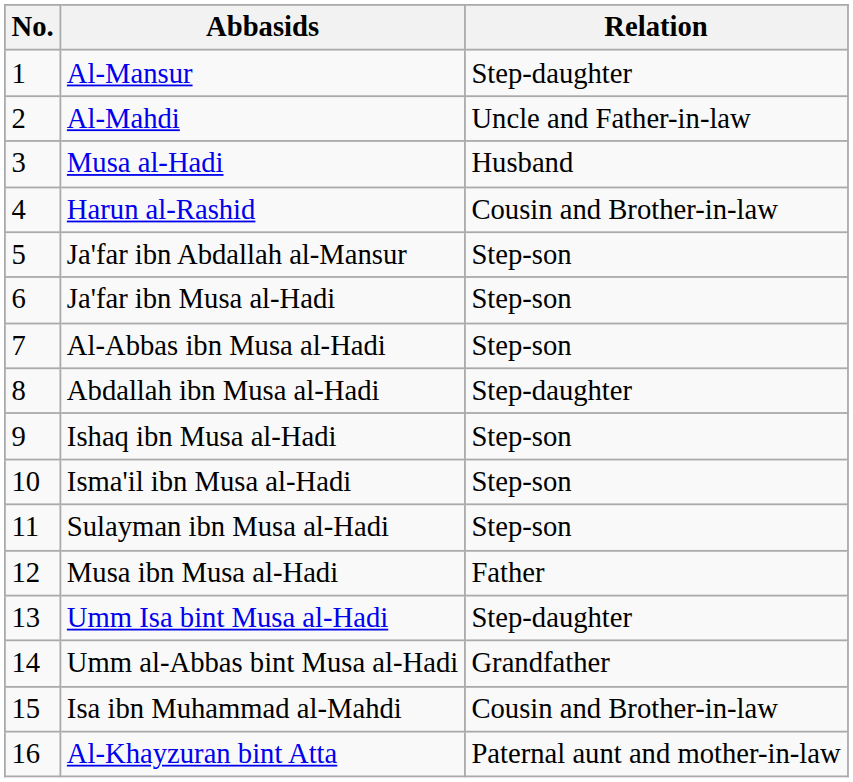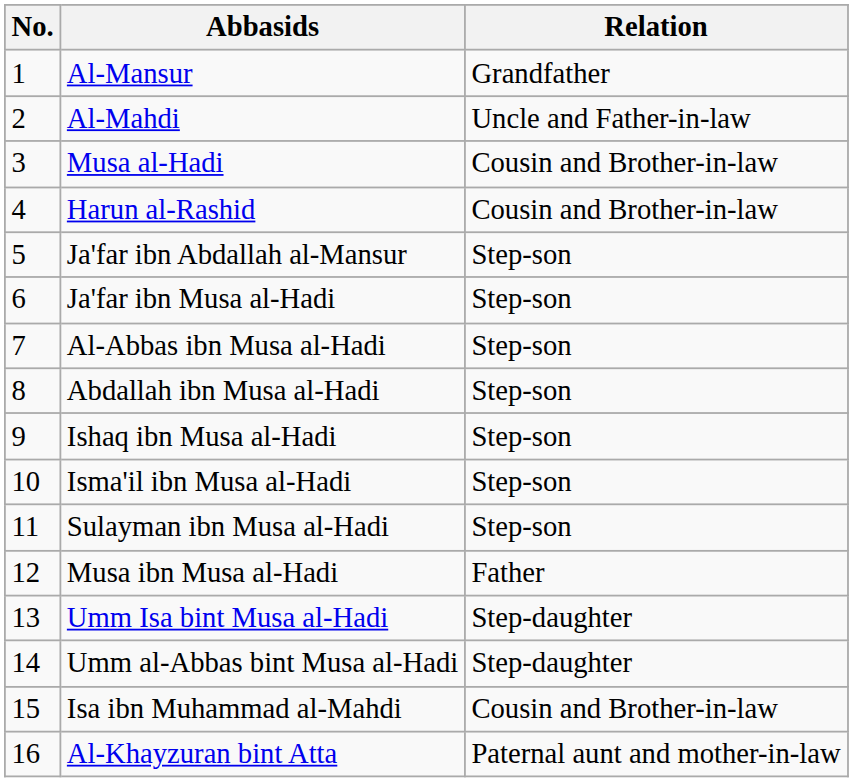(552, 72) Step-daughter -> (541, 72) Grandfather
(522, 163) Husband -> (625, 163) Cousin and Brother-in-law
(552, 390) Step-daughter -> (522, 390) Step-son
(541, 663) Grandfather -> (552, 663) Step-daughter
